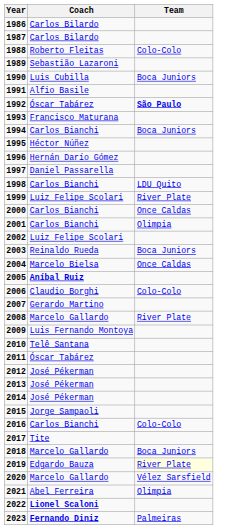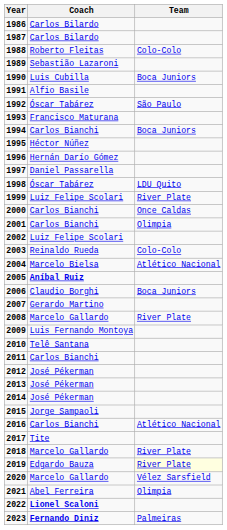(159, 104) bold -> (159, 104) normal
(64, 185) Carlos Bianchi -> (62, 185) Óscar Tabárez
(166, 251) Boca Juniors -> (159, 251) Colo-Colo
(164, 265) Once Caldas -> (179, 265) Atlético Nacional
(159, 291) Colo-Colo -> (166, 291) Boca Juniors
(62, 358) Óscar Tabárez -> (64, 358) Carlos Bianchi
(159, 425) Colo-Colo -> (179, 425) Atlético Nacional
(166, 451) Boca Juniors -> (164, 451) River Plate
